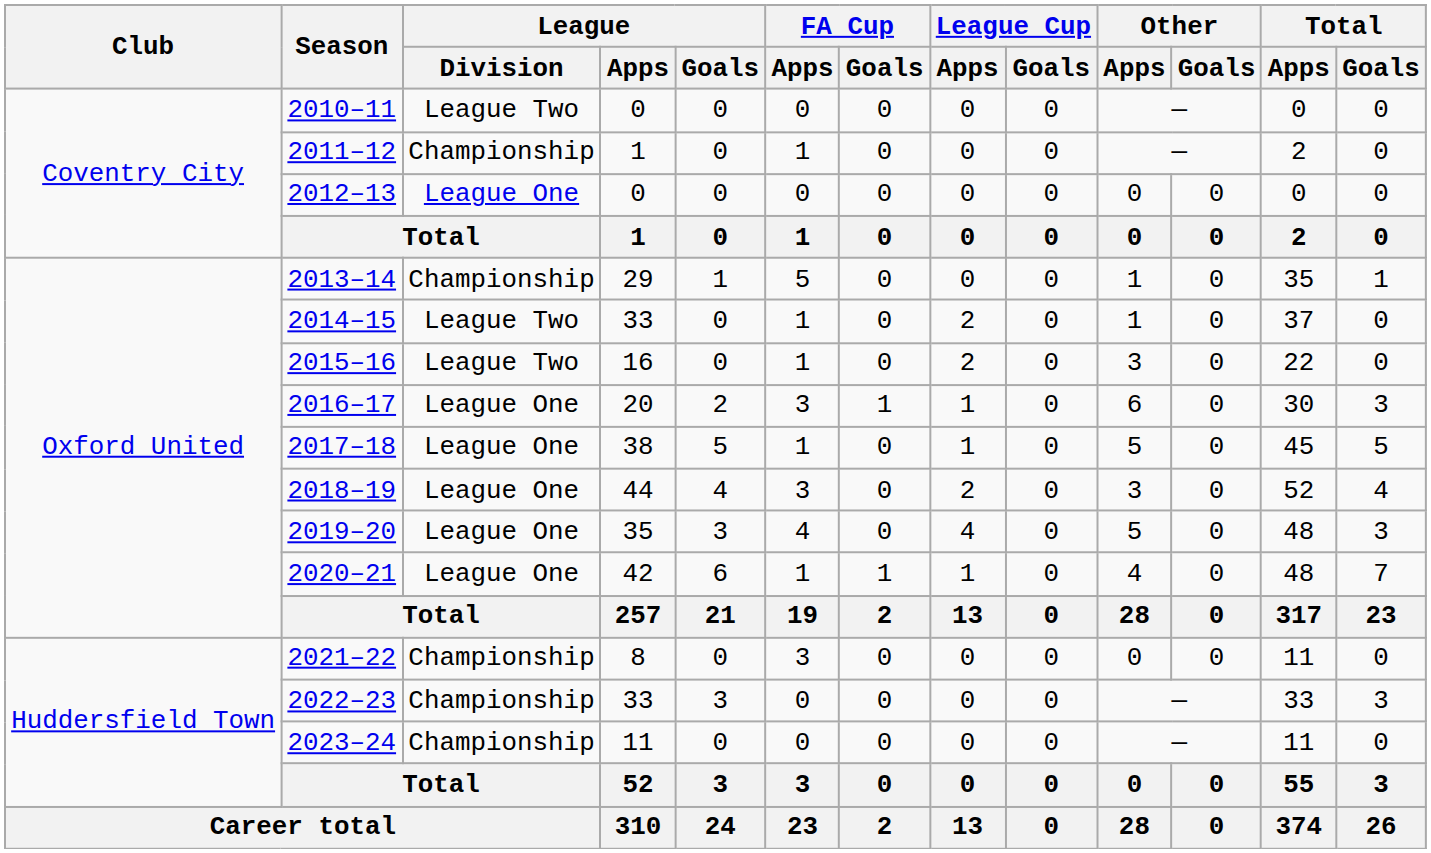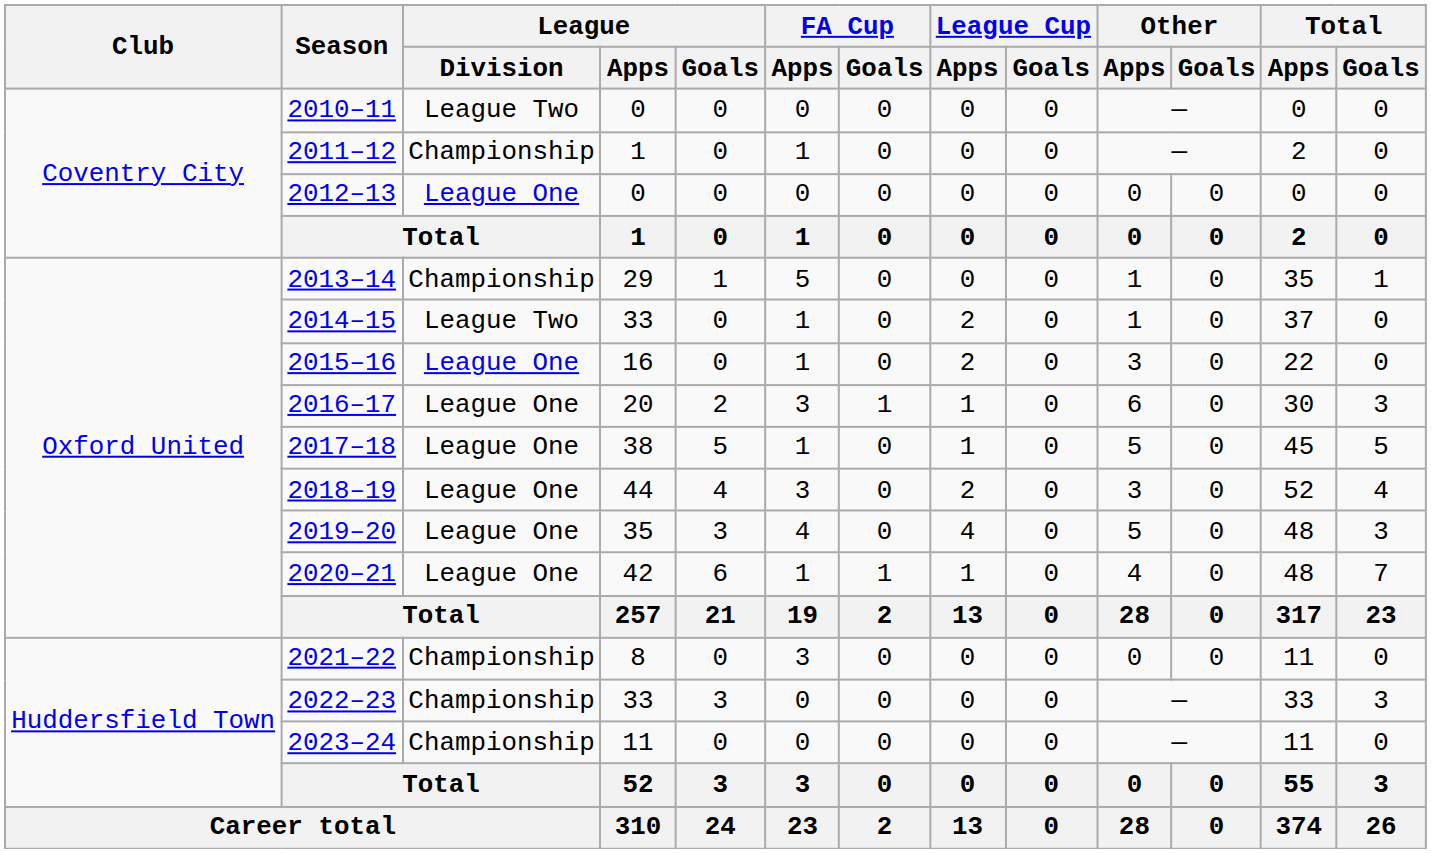(502, 363) League Two -> (502, 363) League One
